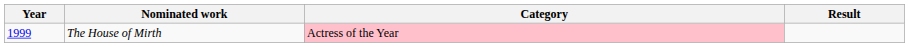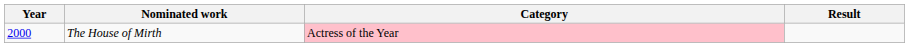(19, 33) 1999 -> (19, 33) 2000
